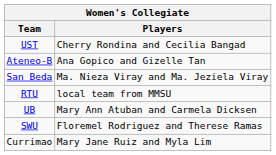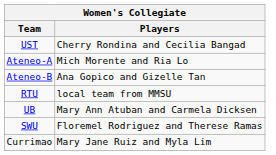+ row: (29, 61)
- row: (29, 77)
